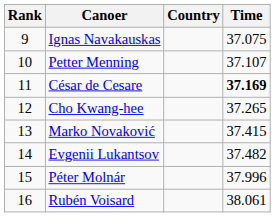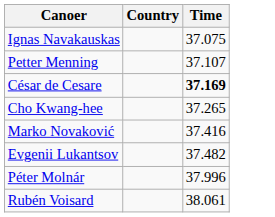- column: (25, 16)
(247, 131) 37.415 -> (206, 131) 37.416
